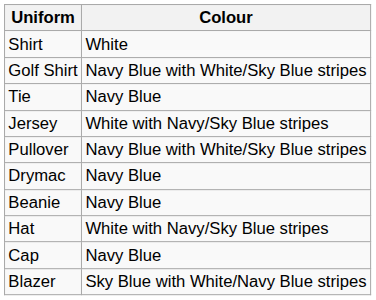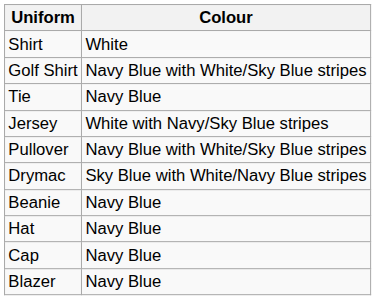(123, 176) Navy Blue -> (226, 176) Sky Blue with White/Navy Blue stripes
(207, 228) White with Navy/Sky Blue stripes -> (123, 228) Navy Blue
(226, 281) Sky Blue with White/Navy Blue stripes -> (123, 281) Navy Blue
